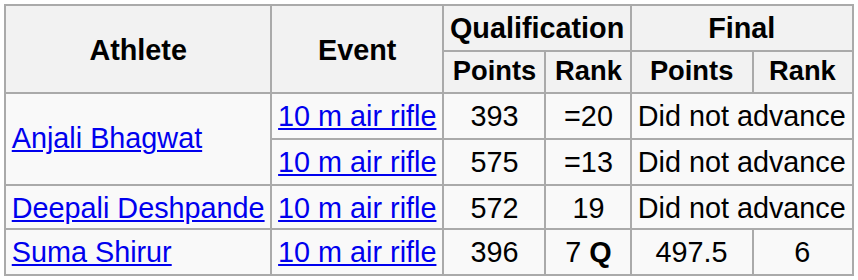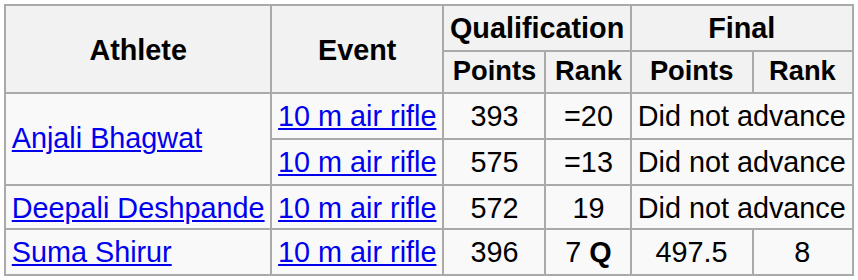(802, 253) 6 -> (802, 253) 8
